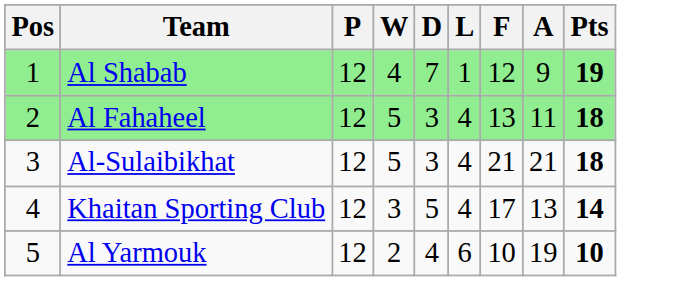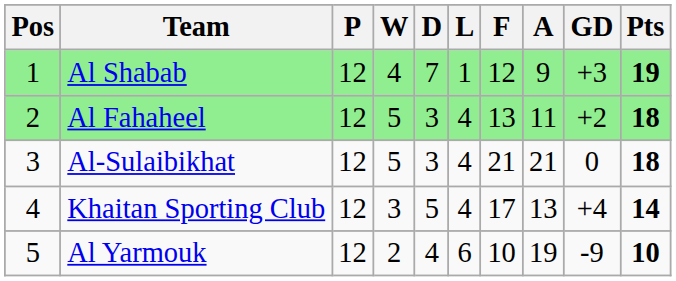+ column: (592, 27)
